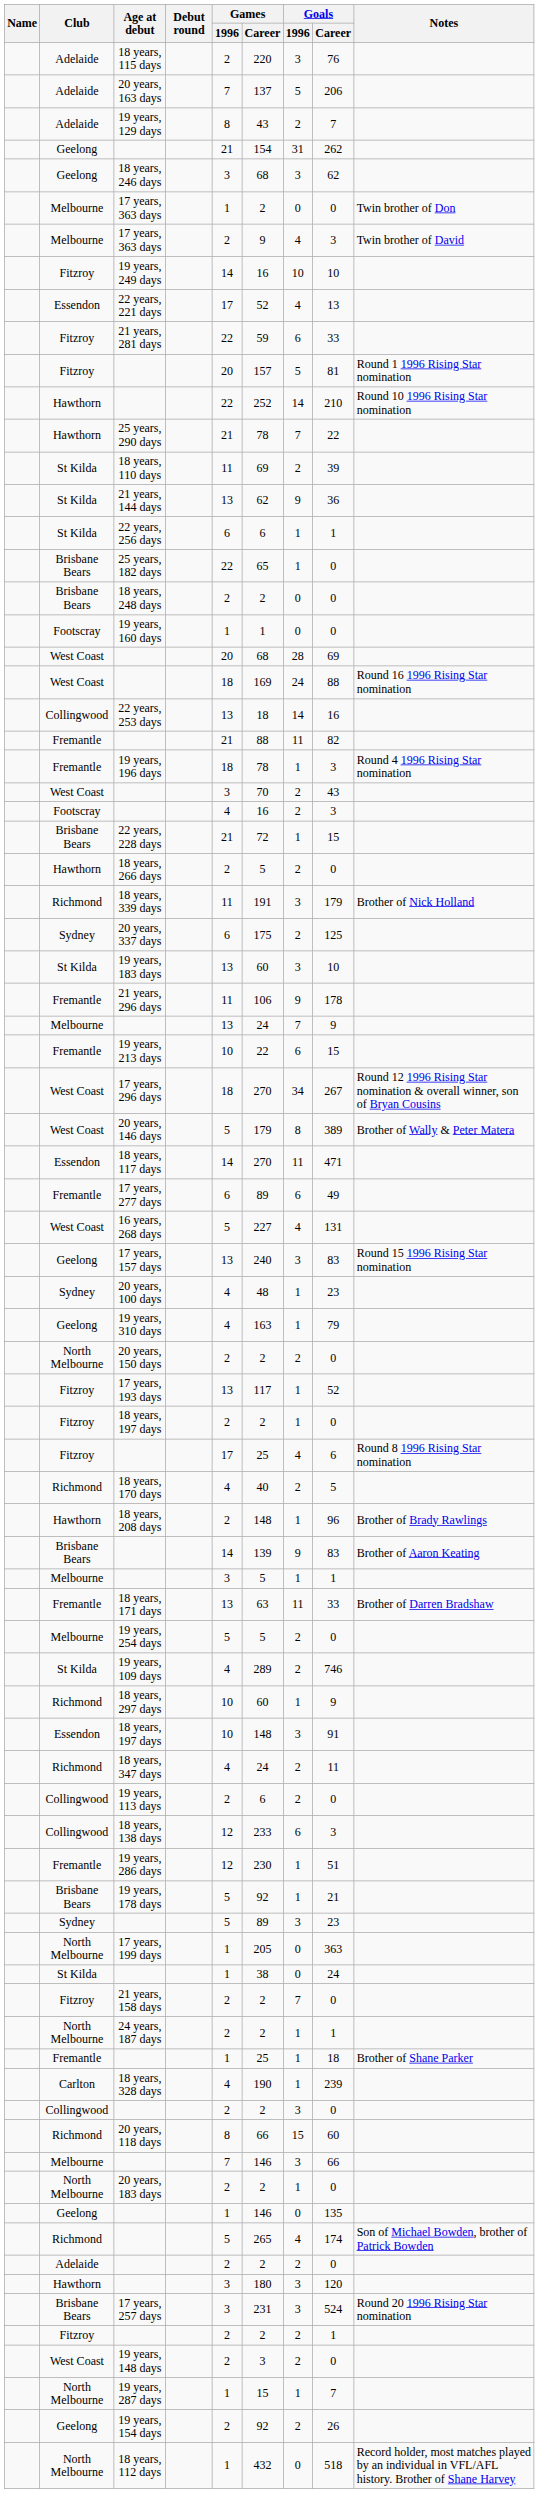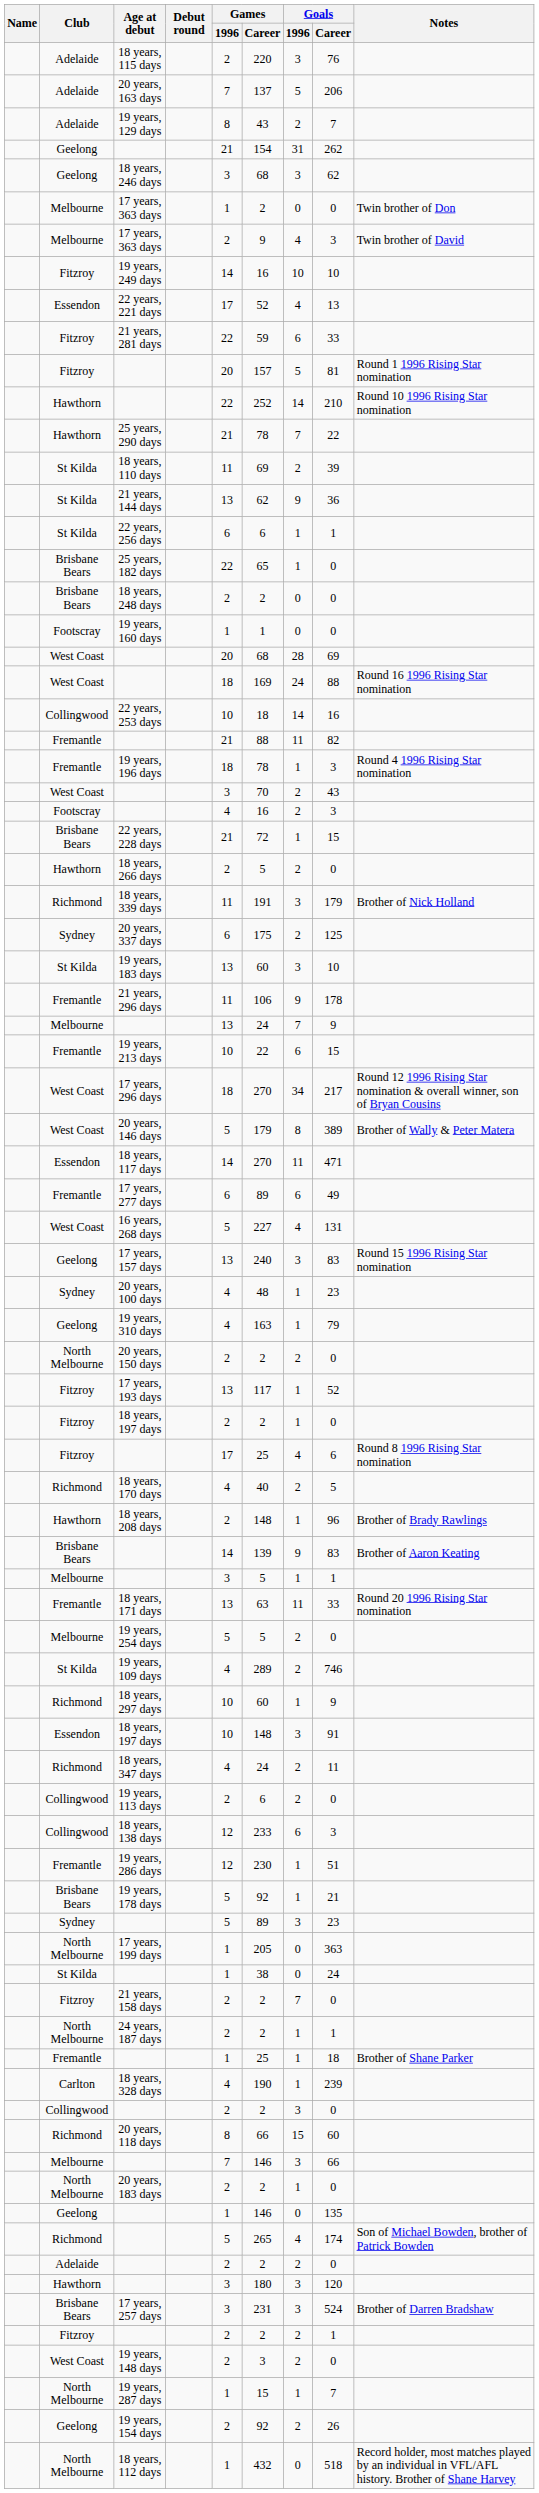(227, 714) 13 -> (227, 714) 10
(333, 1090) 267 -> (333, 1090) 217
(425, 1604) Brother of Darren Bradshaw -> (422, 1604) Round 20 1996 Rising Star nomination
(422, 2309) Round 20 1996 Rising Star nomination -> (425, 2309) Brother of Darren Bradshaw
